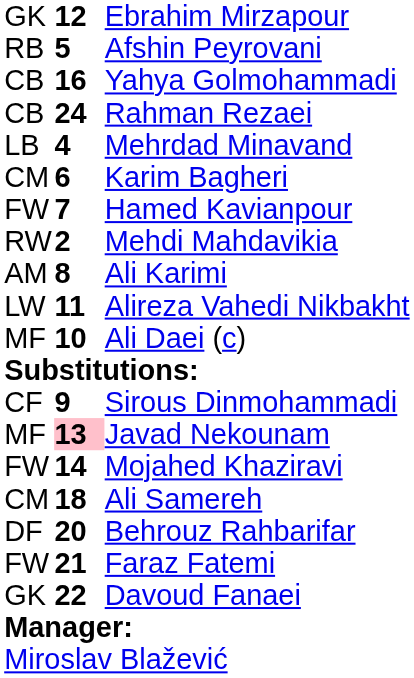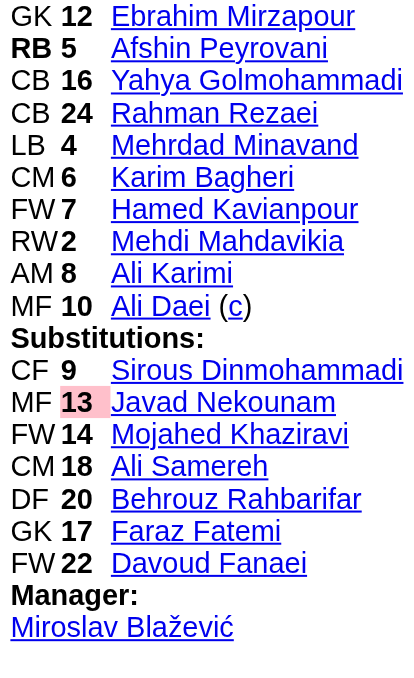(24, 48) normal -> (31, 48) bold
- row: (257, 306)
(27, 563) FW -> (31, 531) GK
(71, 563) 21 -> (77, 531) 17
(25, 595) GK -> (33, 563) FW
